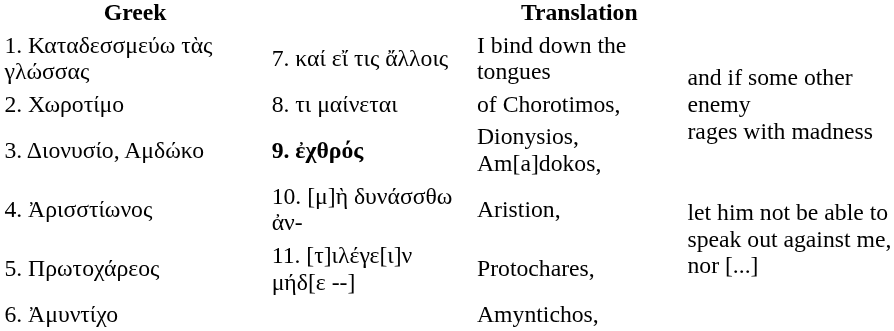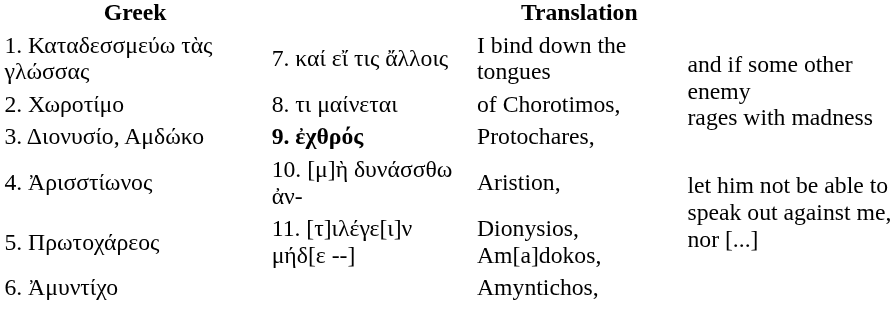(539, 150) Dionysios, Am[a]dokos, -> (536, 136) Protochares,
(536, 268) Protochares, -> (539, 241) Dionysios, Am[a]dokos,
